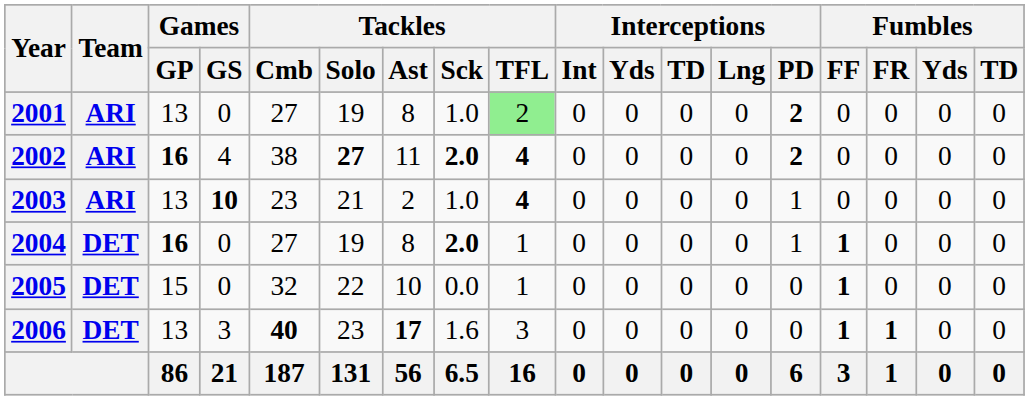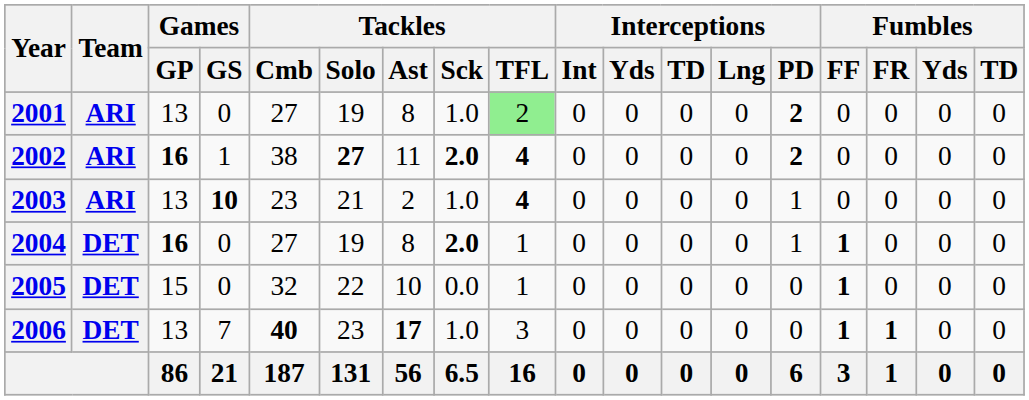(224, 156) 4 -> (224, 156) 1
(224, 329) 3 -> (224, 329) 7
(462, 329) 1.6 -> (462, 329) 1.0
